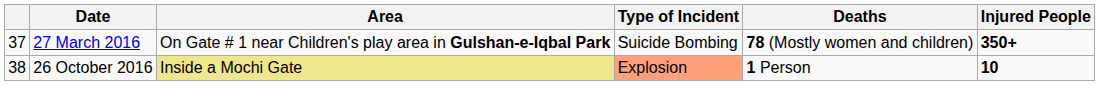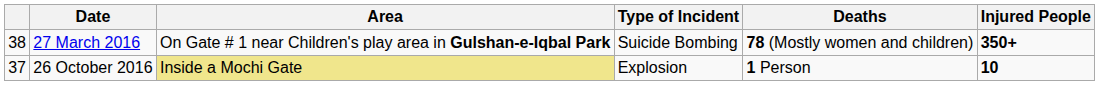(17, 42) 37 -> (17, 42) 38
(17, 67) 38 -> (17, 67) 37
(652, 67) lightsalmon background -> (652, 67) no background
